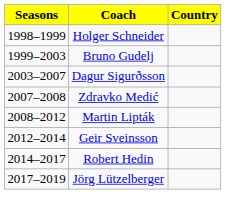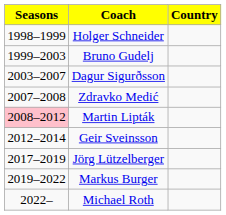(37, 117) no background -> (37, 117) pink background
- row: (118, 158)
+ row: (118, 179)
+ row: (118, 199)
